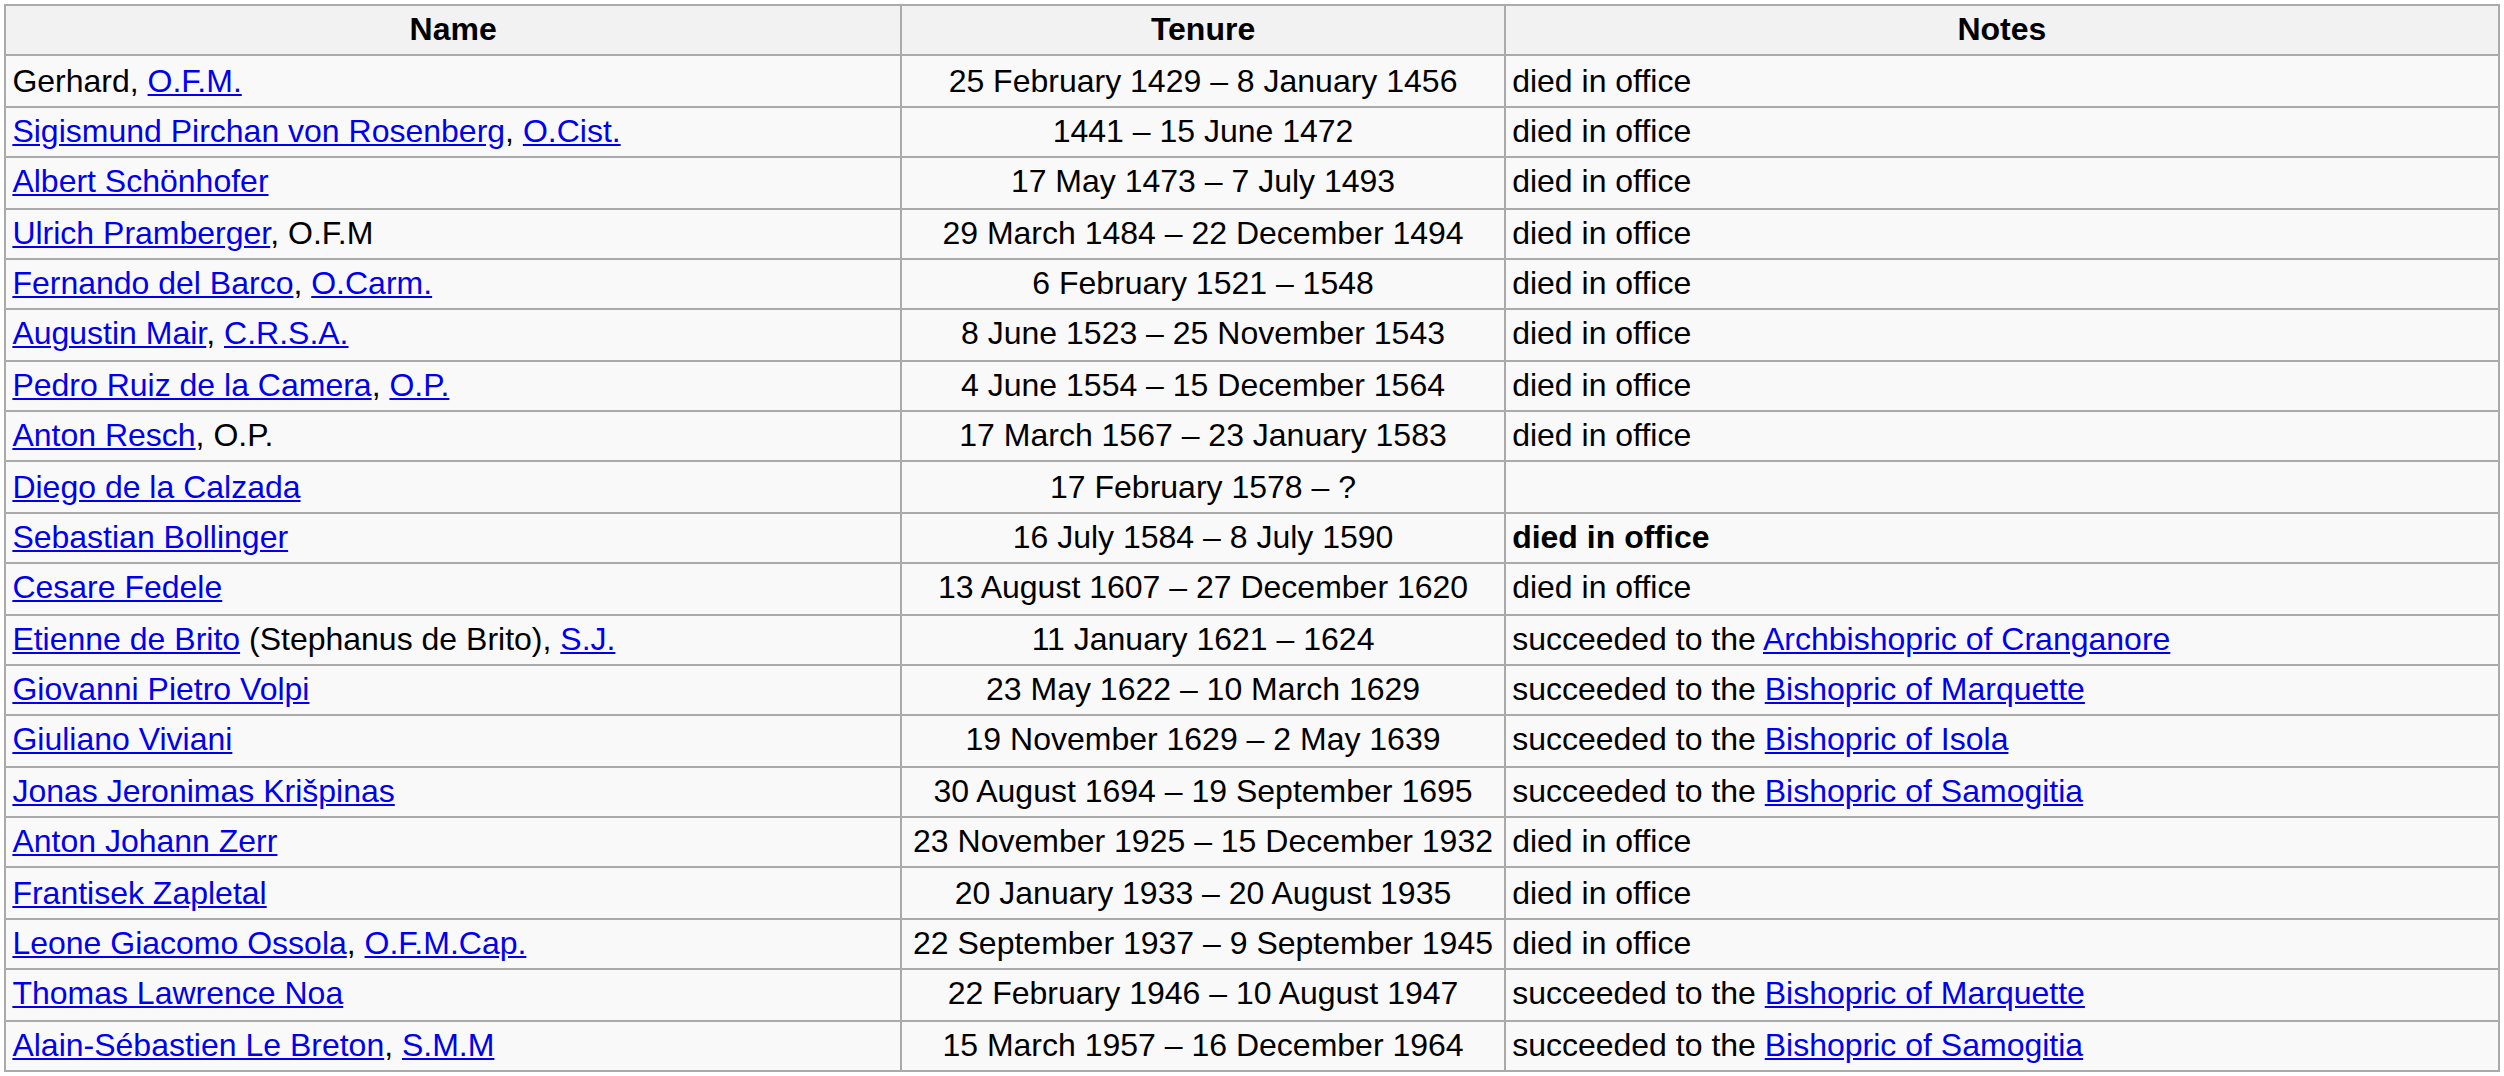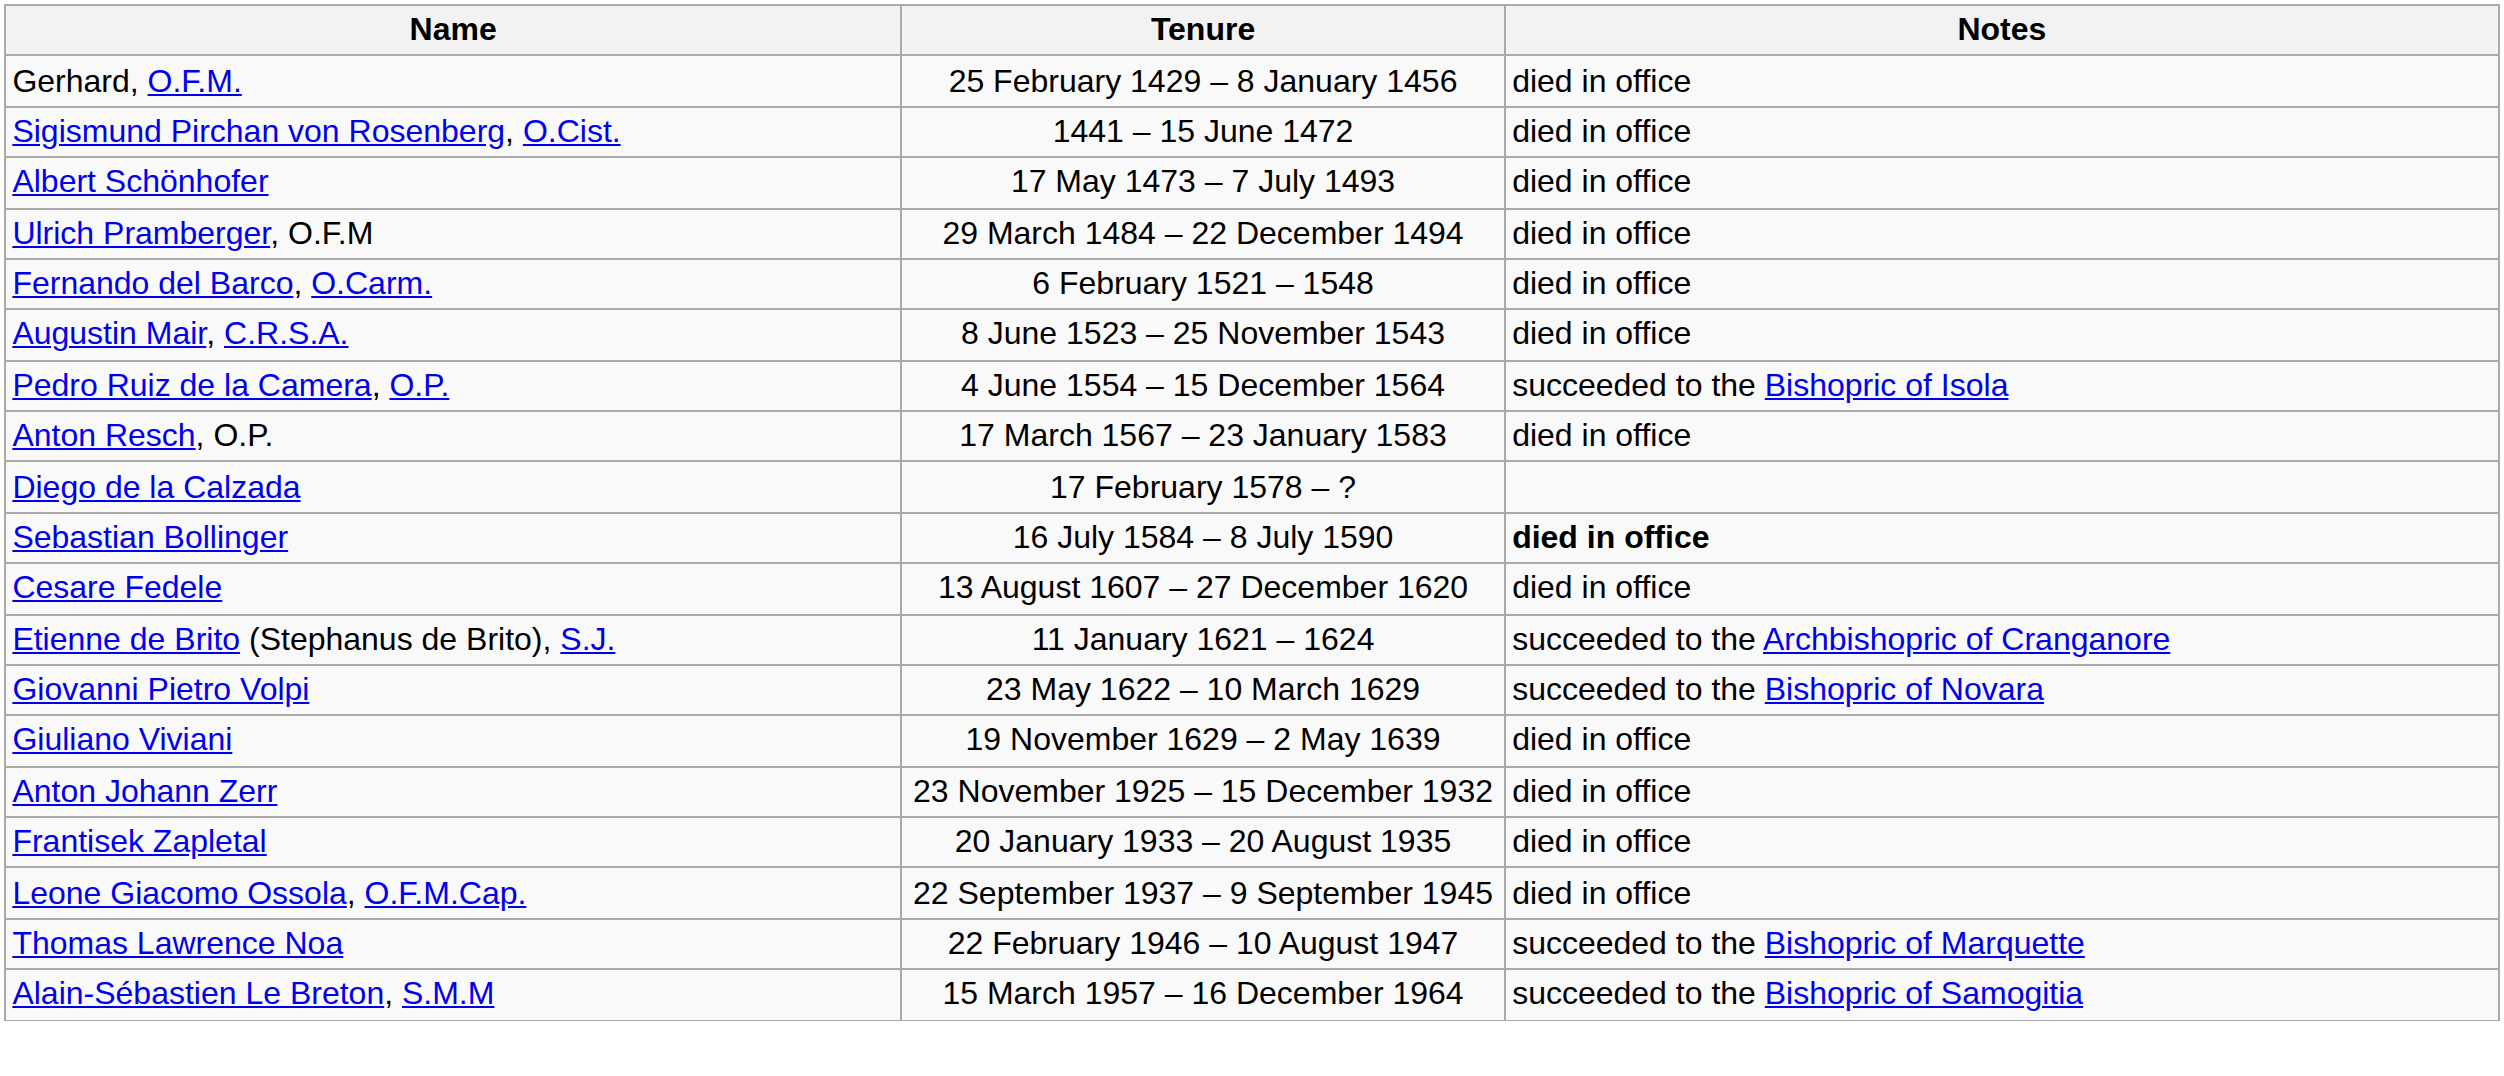(1602, 385) died in office -> (1760, 385) succeeded to the Bishopric of Isola
(1799, 689) succeeded to the Bishopric of Marquette -> (1778, 689) succeeded to the Bishopric of Novara
(1760, 740) succeeded to the Bishopric of Isola -> (1602, 740) died in office
- row: (204, 791)
